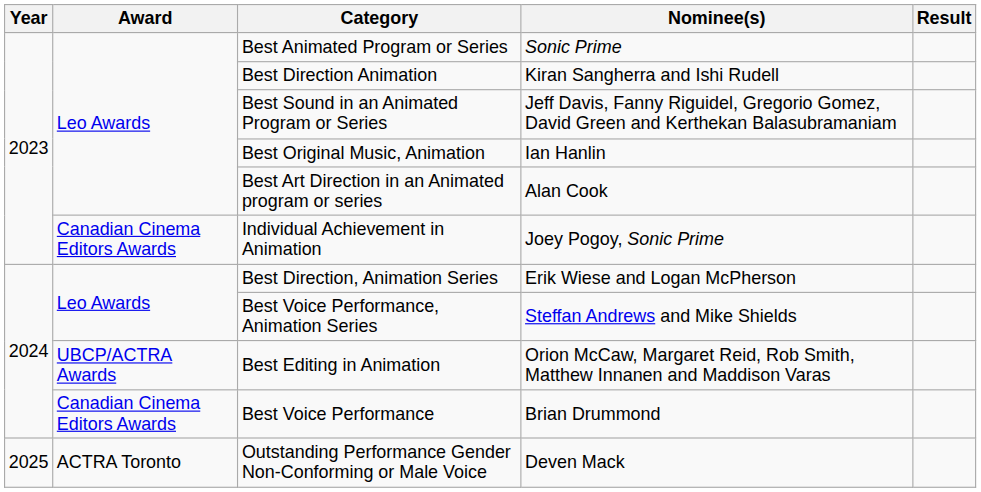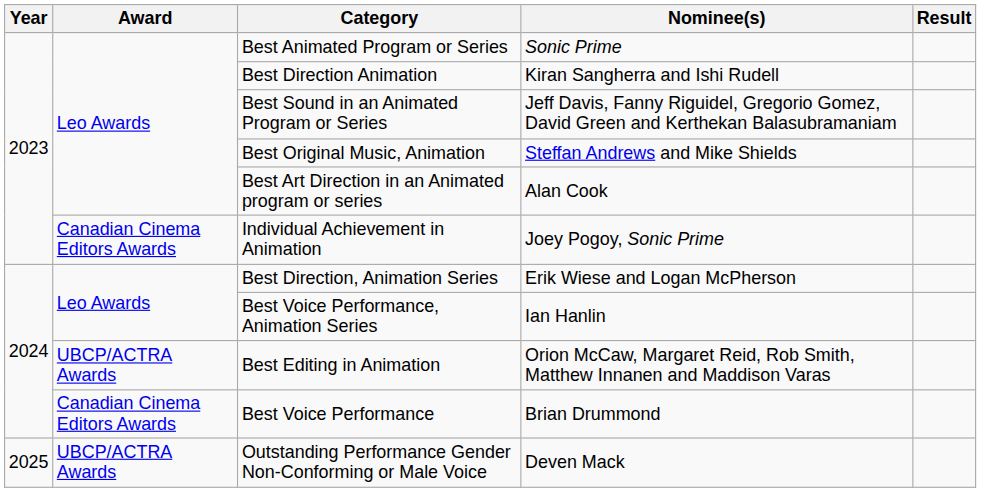(565, 152) Ian Hanlin -> (661, 152) Steffan Andrews and Mike Shields
(661, 316) Steffan Andrews and Mike Shields -> (565, 316) Ian Hanlin
(119, 462) ACTRA Toronto -> (115, 462) UBCP/ACTRA Awards
